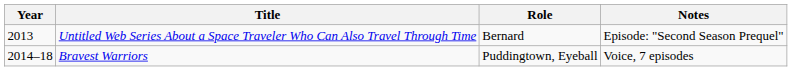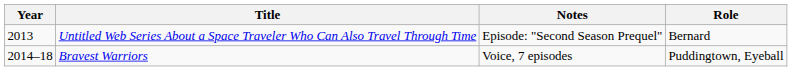columns swapped: (540, 14) <-> (694, 14)
